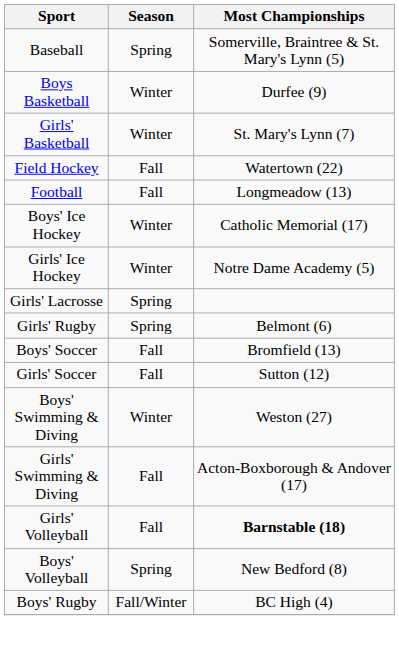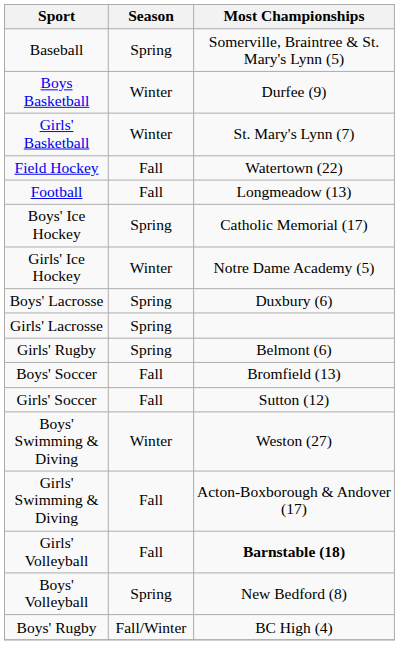(151, 225) Winter -> (151, 225) Spring
+ row: (57, 301)
